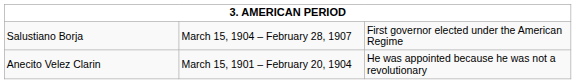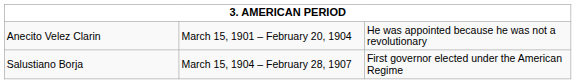rows swapped: (54, 65) <-> (45, 36)
